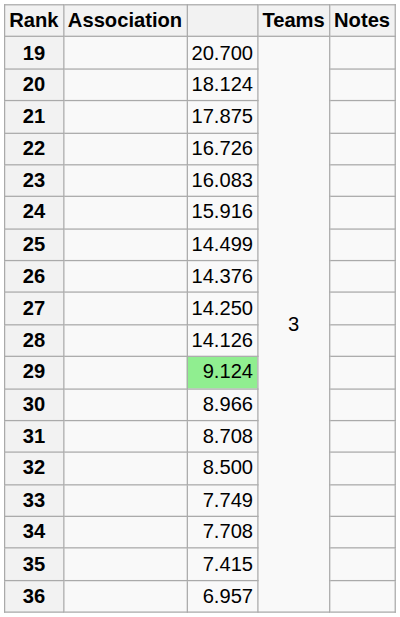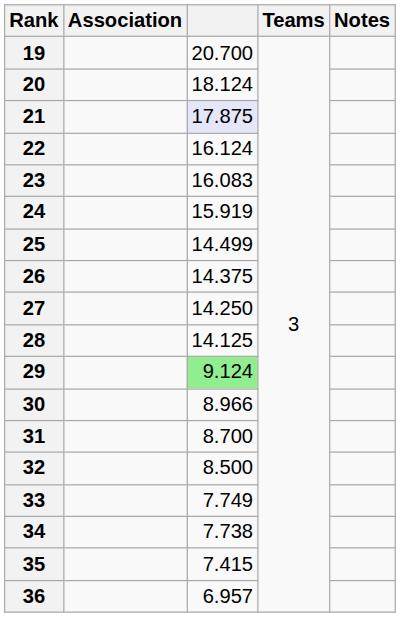(222, 116) no background -> (222, 116) lavender background
(222, 148) 16.726 -> (222, 148) 16.124
(222, 212) 15.916 -> (222, 212) 15.919
(222, 276) 14.376 -> (222, 276) 14.375
(222, 340) 14.126 -> (222, 340) 14.125
(228, 436) 8.708 -> (228, 436) 8.700
(228, 532) 7.708 -> (228, 532) 7.738
